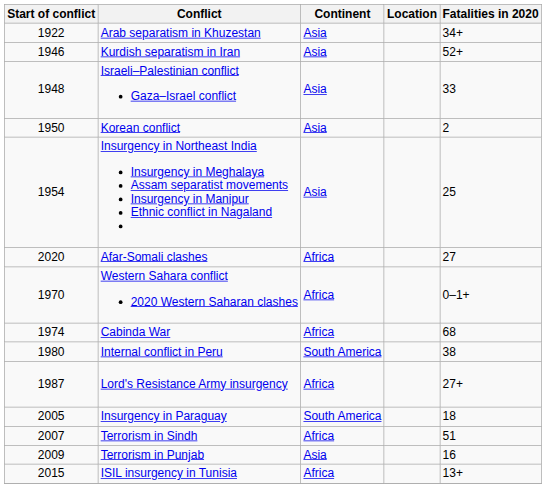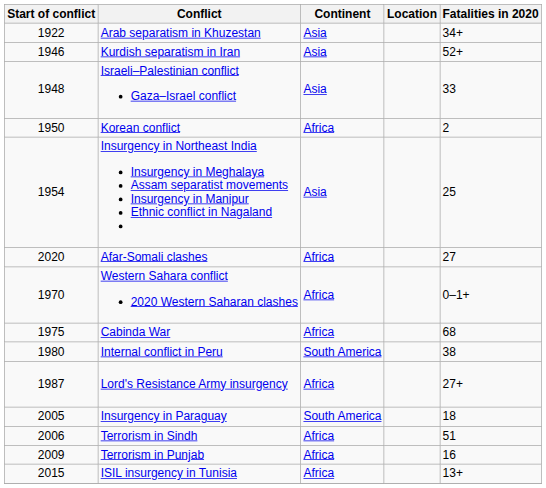(315, 127) Asia -> (319, 127) Africa
(51, 332) 1974 -> (51, 332) 1975
(51, 435) 2007 -> (51, 435) 2006
(315, 454) Asia -> (319, 454) Africa
